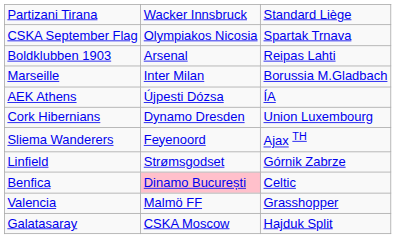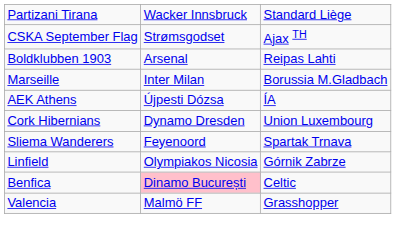(201, 35) Olympiakos Nicosia -> (184, 37) Strømsgodset
(307, 35) Spartak Trnava -> (285, 37) Ajax TH
(285, 139) Ajax TH -> (307, 141) Spartak Trnava
(184, 162) Strømsgodset -> (201, 162) Olympiakos Nicosia
- row: (42, 223)
